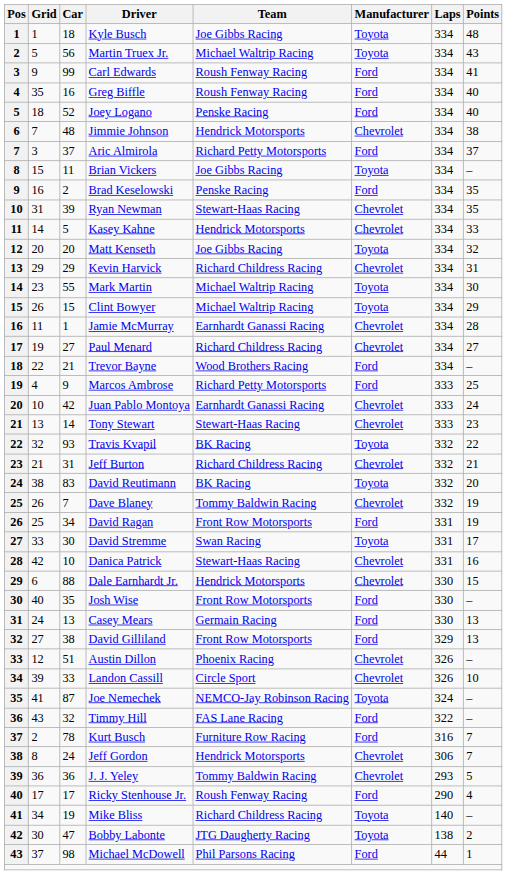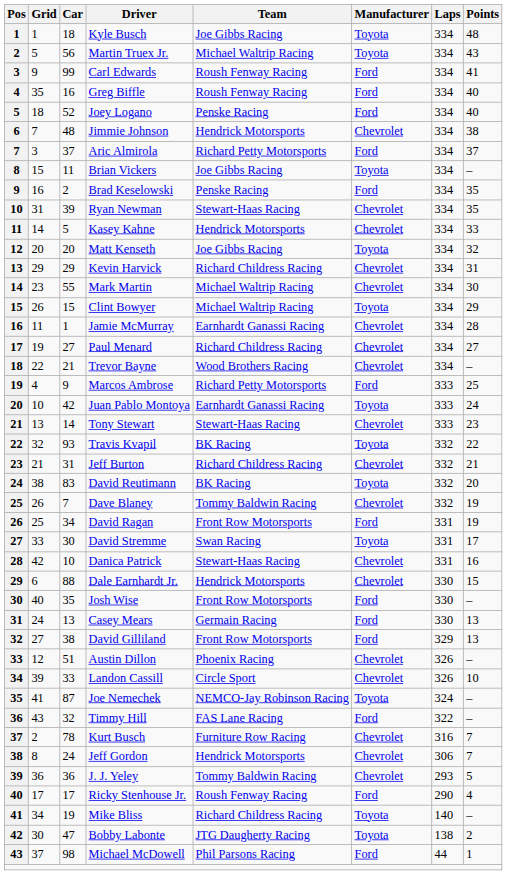(372, 287) Toyota -> (379, 287) Chevrolet
(366, 365) Ford -> (379, 365) Chevrolet
(379, 405) Chevrolet -> (372, 405) Toyota
(366, 737) Ford -> (379, 737) Chevrolet
